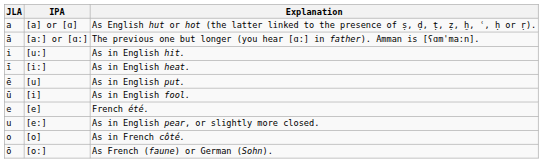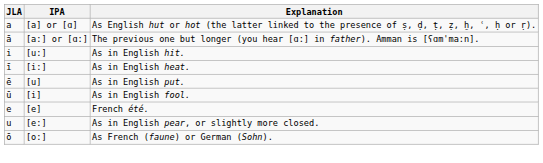- row: (139, 137)
